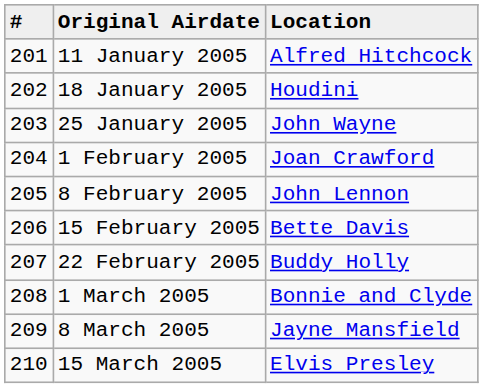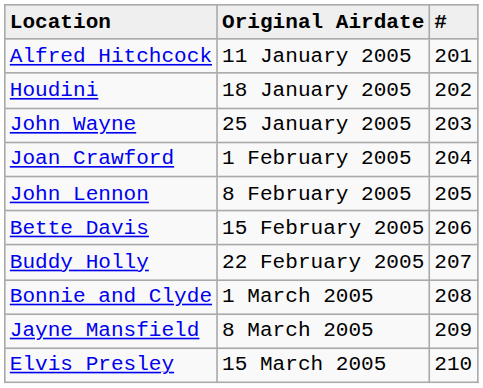columns swapped: (16, 22) <-> (321, 22)
